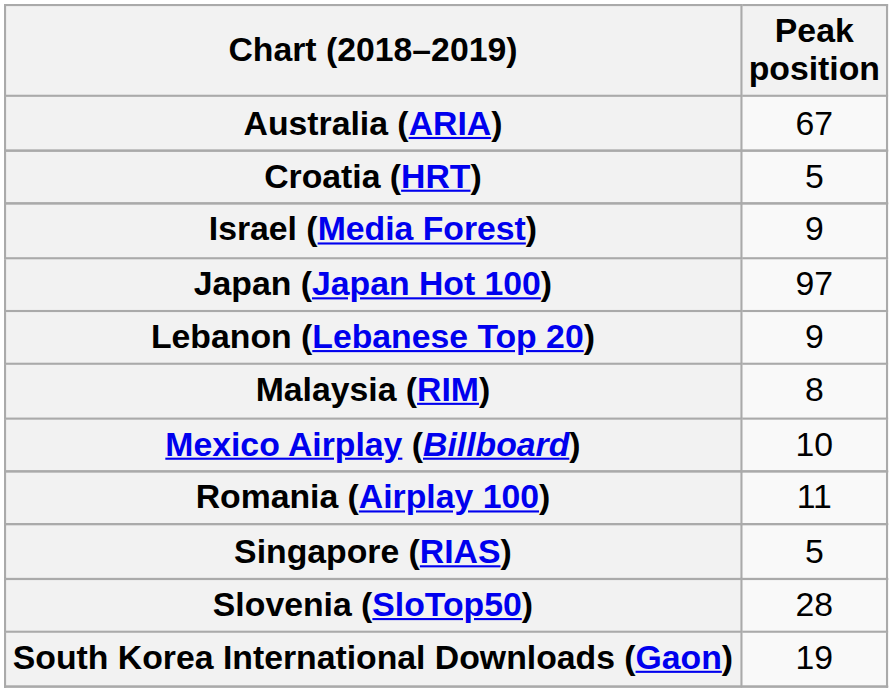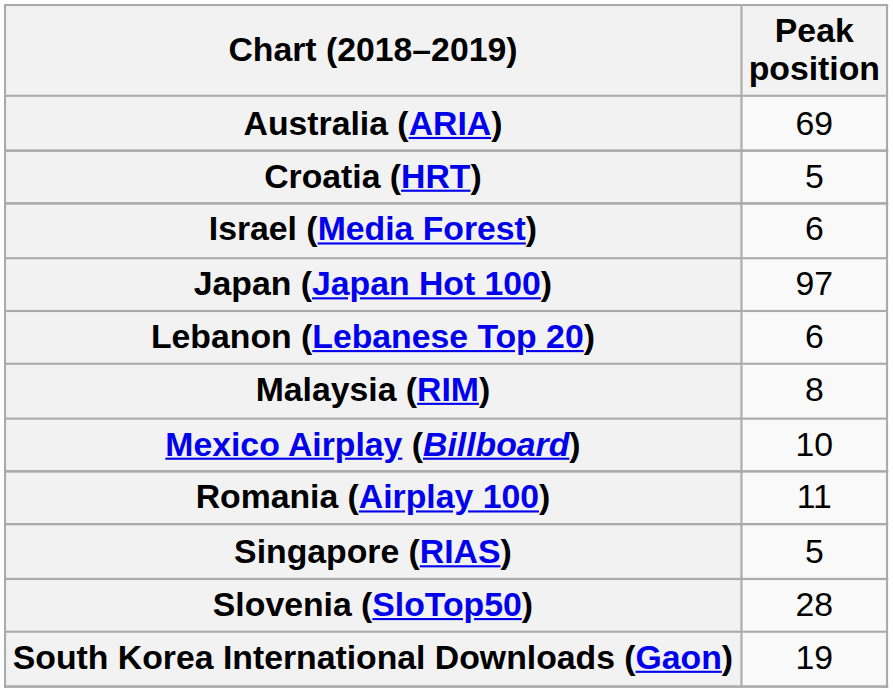(814, 122) 67 -> (814, 122) 69
(814, 229) 9 -> (814, 229) 6
(814, 336) 9 -> (814, 336) 6
